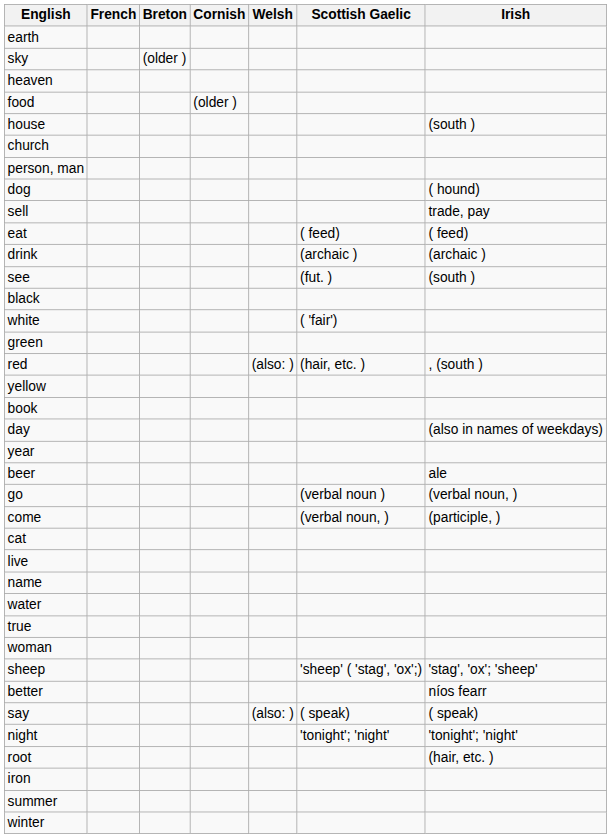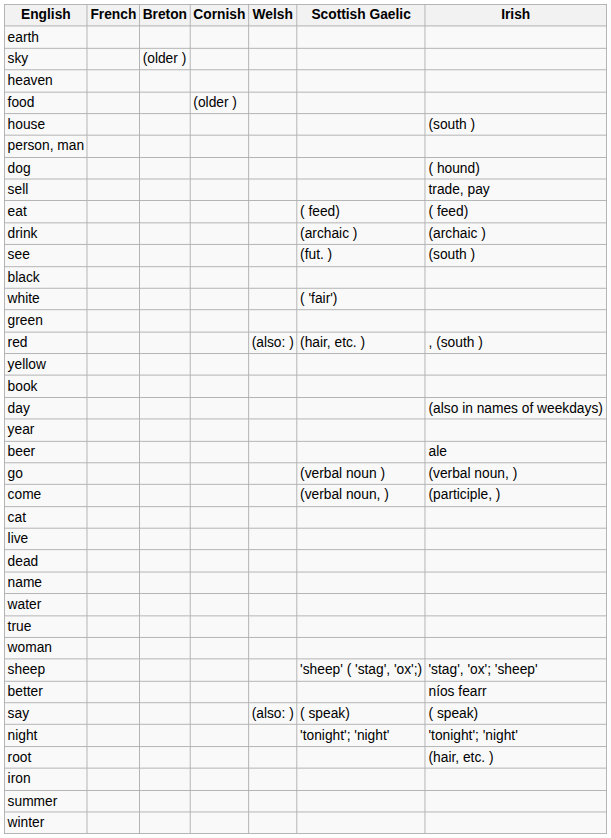- row: (28, 146)
+ row: (23, 560)
